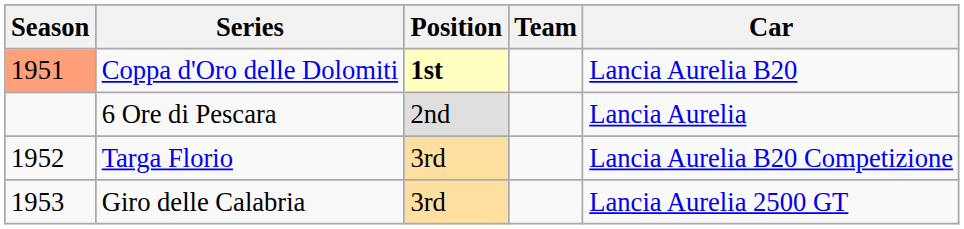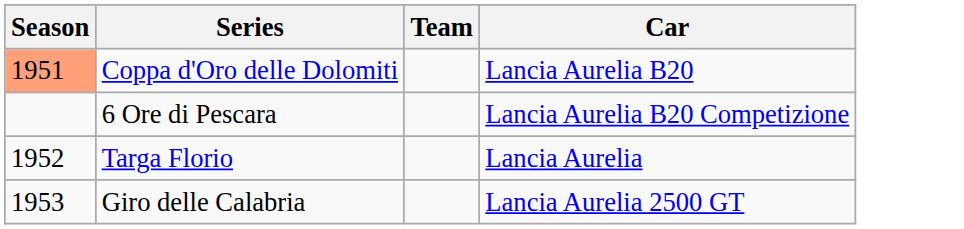- column: (456, 26)
(668, 114) Lancia Aurelia -> (667, 114) Lancia Aurelia B20 Competizione
(771, 158) Lancia Aurelia B20 Competizione -> (564, 158) Lancia Aurelia
